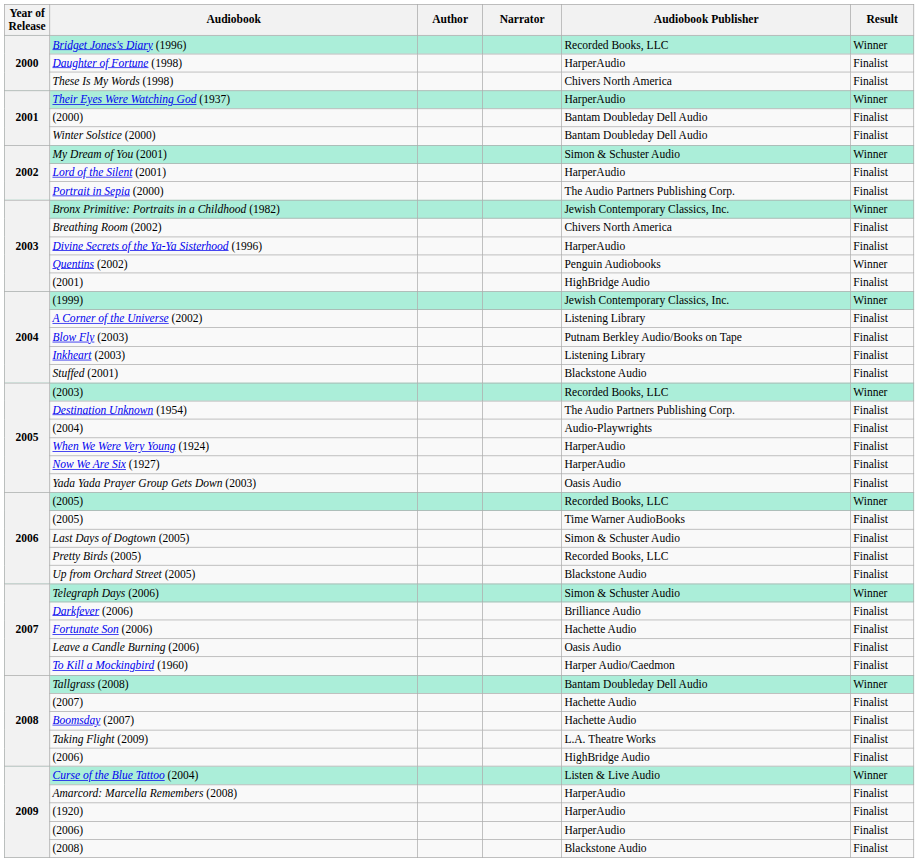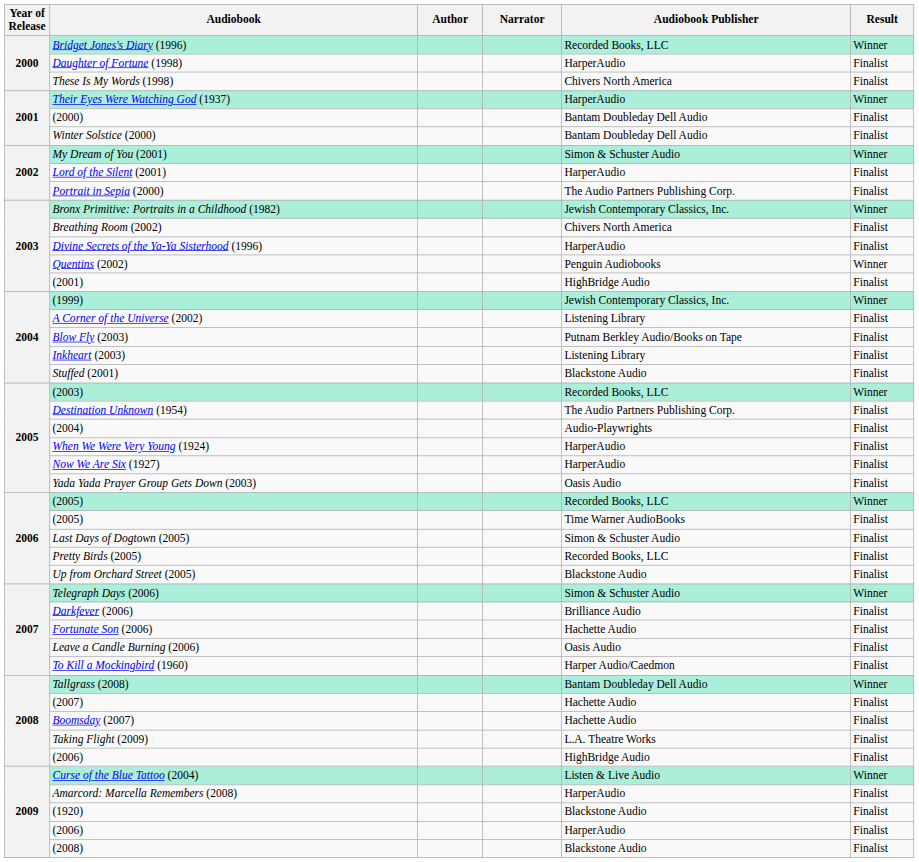(595, 812) HarperAudio -> (606, 812) Blackstone Audio
